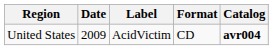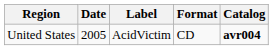(94, 34) 2009 -> (94, 34) 2005
